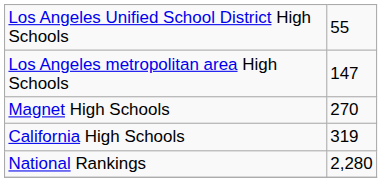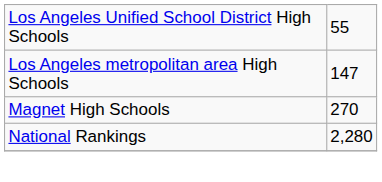- row: (97, 136)
